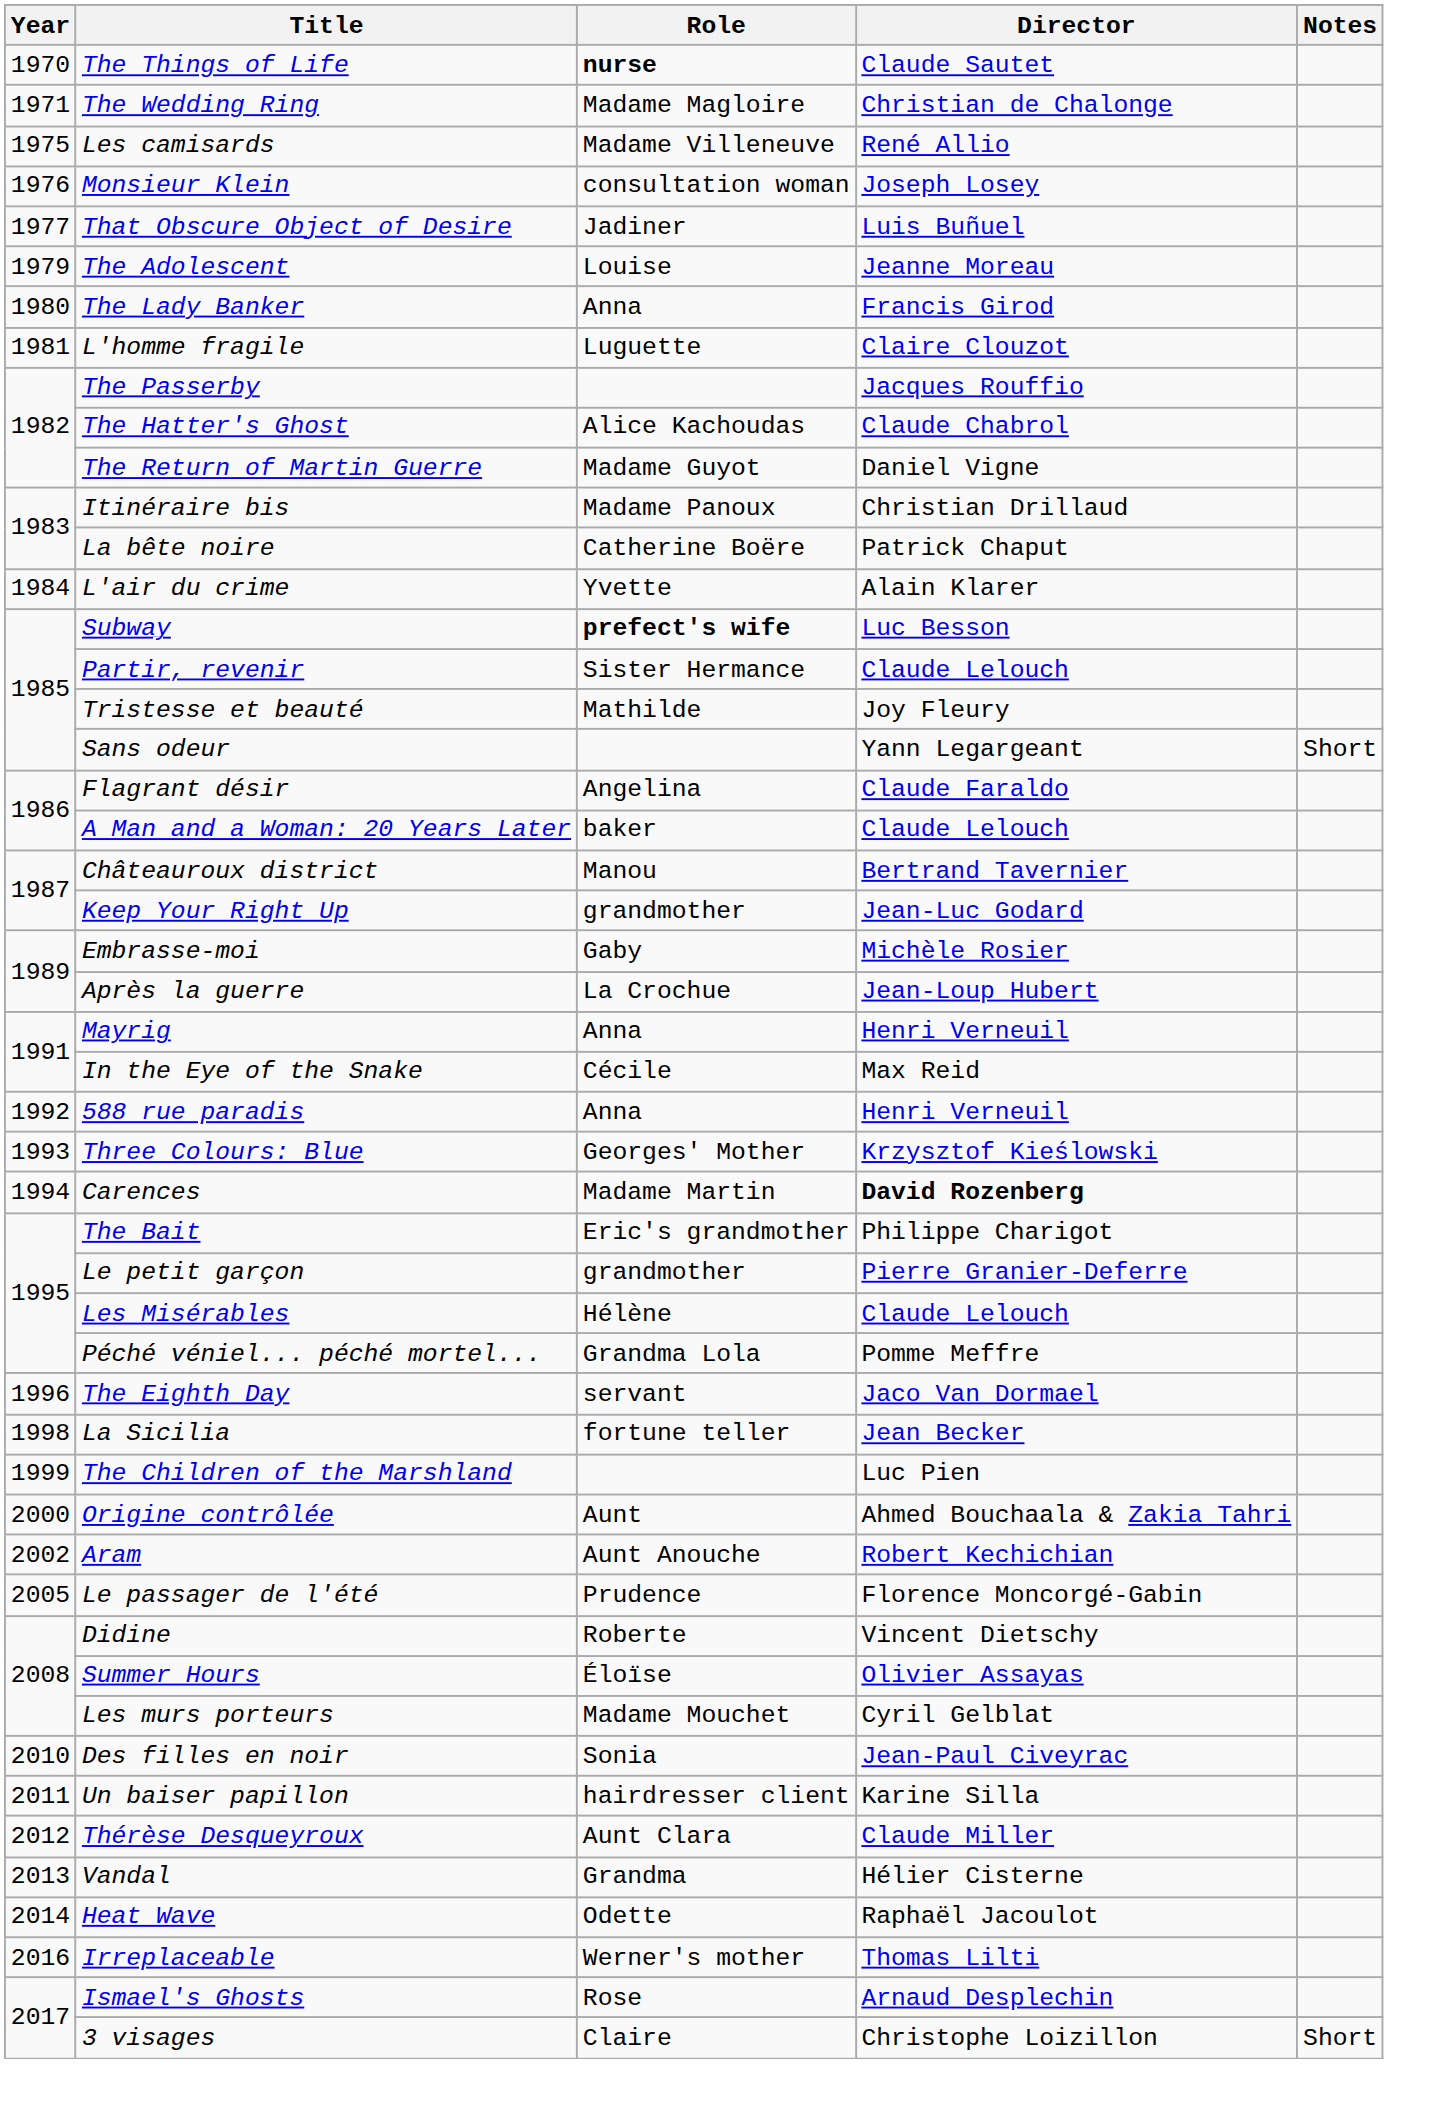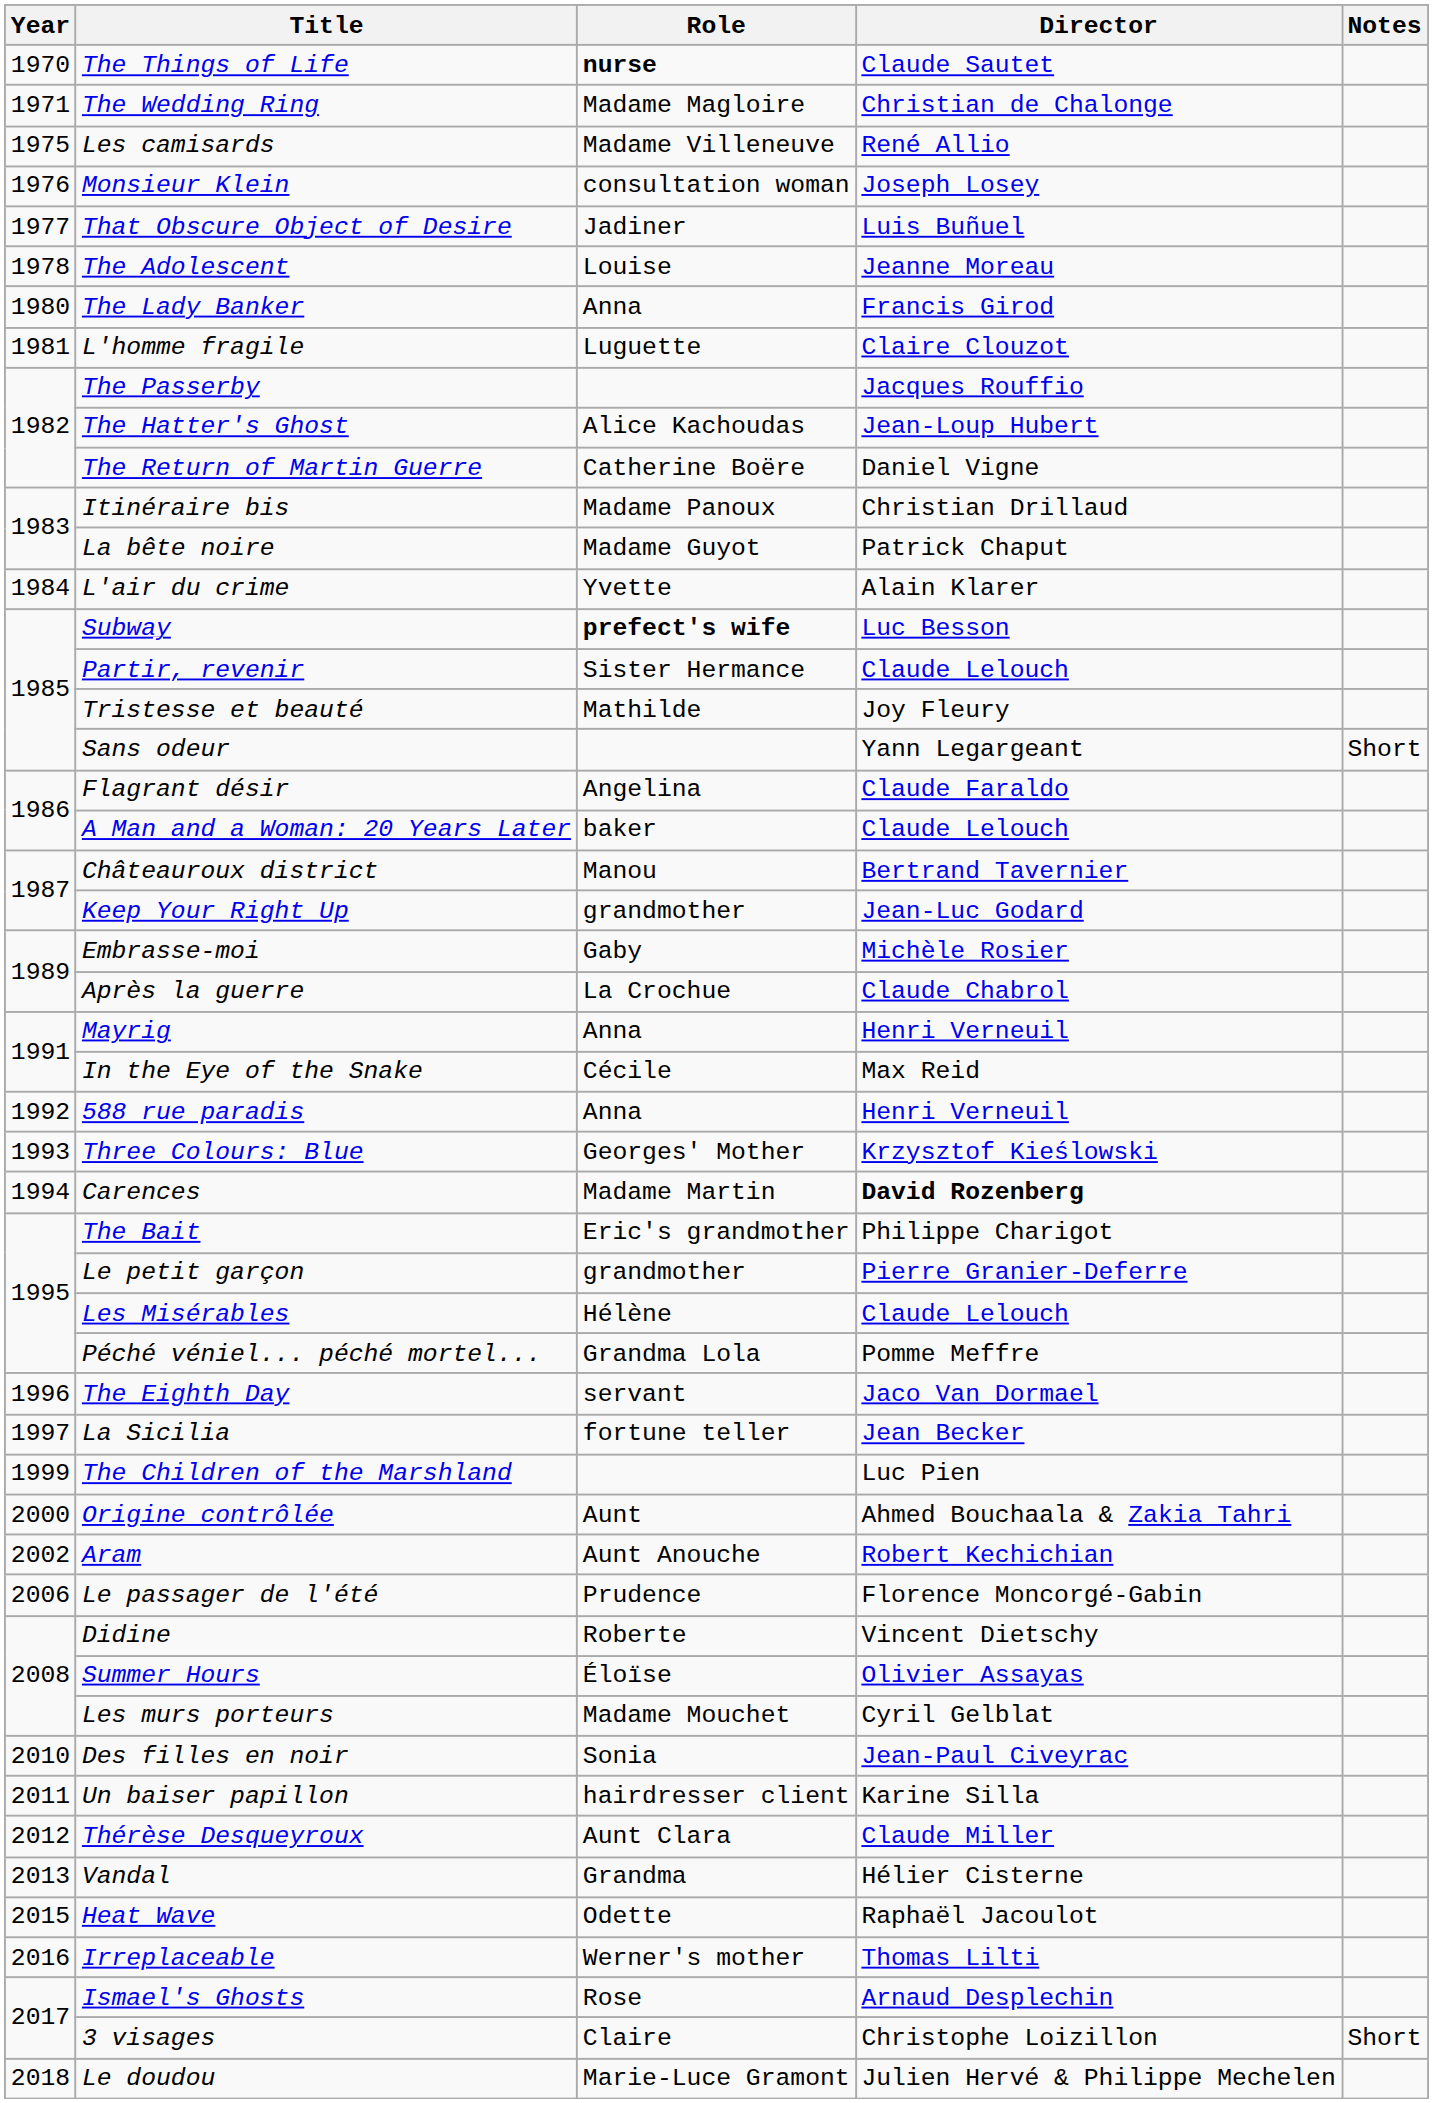(40, 267) 1979 -> (40, 267) 1978
(965, 428) Claude Chabrol -> (980, 428) Jean-Loup Hubert
(672, 468) Madame Guyot -> (694, 468) Catherine Boëre
(694, 548) Catherine Boëre -> (672, 548) Madame Guyot
(980, 991) Jean-Loup Hubert -> (965, 991) Claude Chabrol
(40, 1434) 1998 -> (40, 1434) 1997
(40, 1595) 2005 -> (40, 1595) 2006
(40, 1917) 2014 -> (40, 1917) 2015
+ row: (149, 2078)
